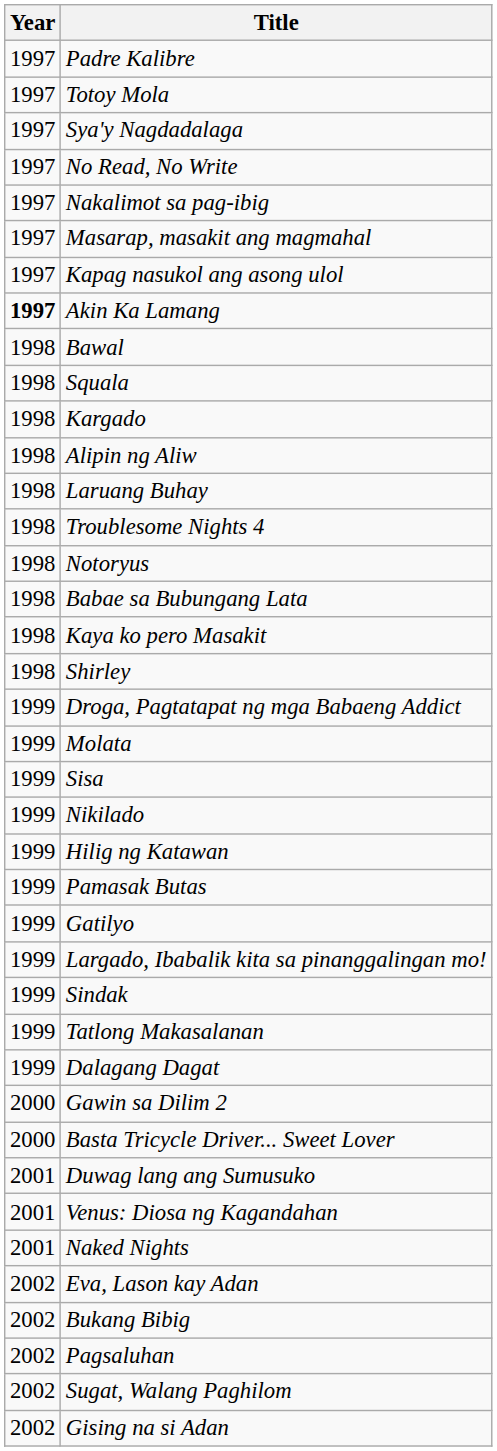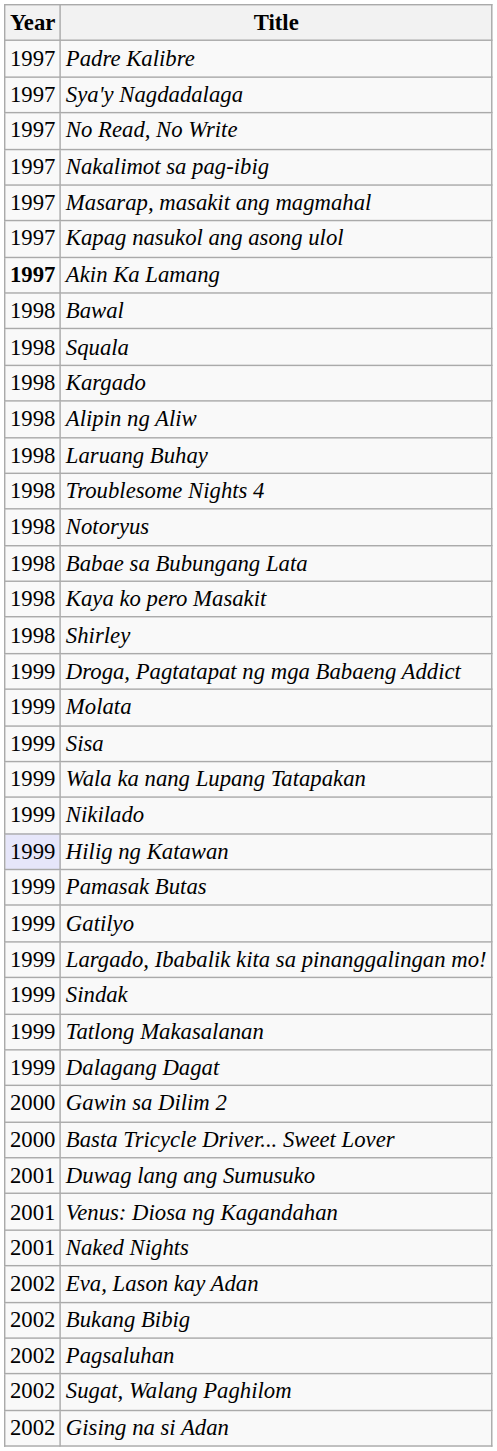- row: (118, 94)
+ row: (216, 779)
(33, 851) no background -> (33, 851) lavender background
